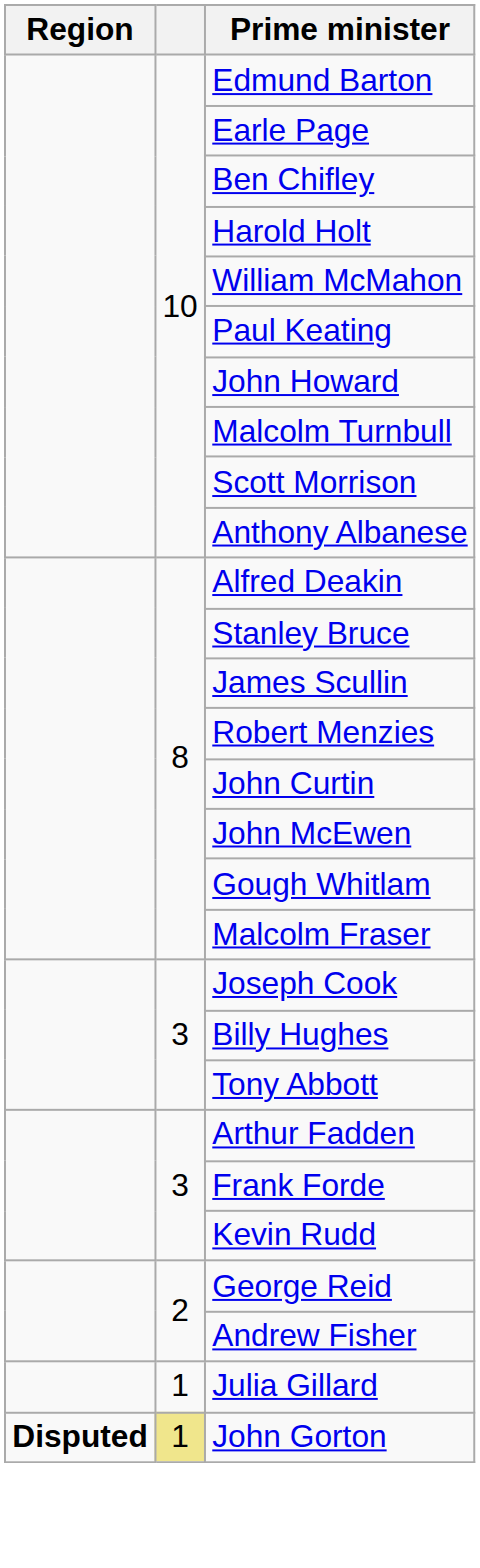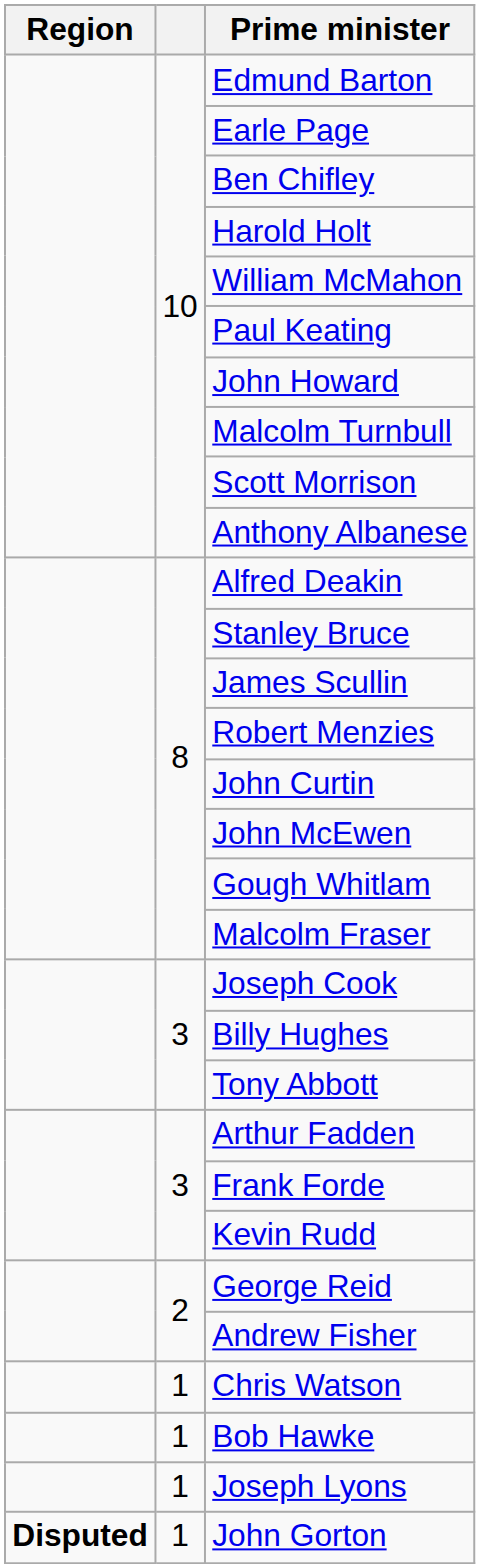+ row: (307, 1386)
+ row: (293, 1436)
+ row: (309, 1486)
- row: (295, 1386)
(180, 1436) khaki background -> (180, 1536) no background
